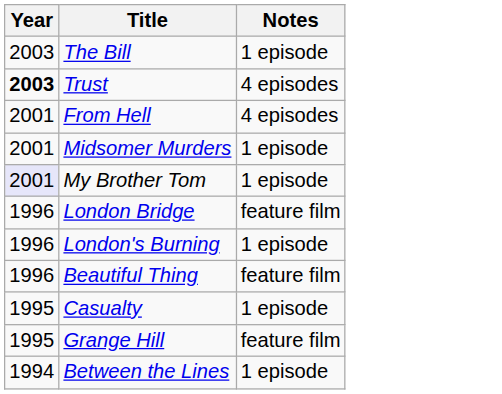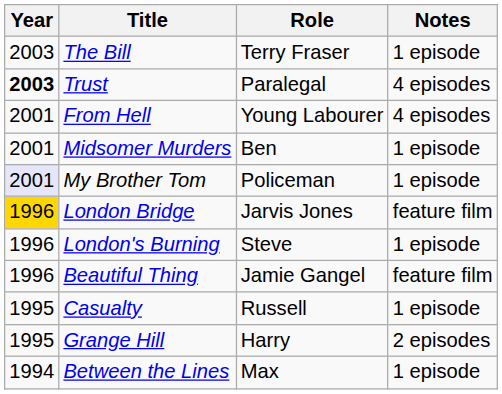+ column: (312, 20)
(32, 212) no background -> (32, 212) gold background
(291, 340) feature film -> (442, 340) 2 episodes
